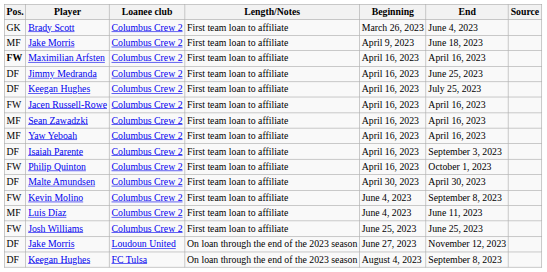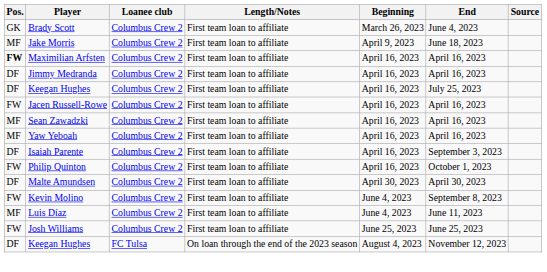(456, 74) June 25, 2023 -> (457, 74) April 16, 2023
- row: (51, 244)
(465, 259) September 8, 2023 -> (467, 244) November 12, 2023
